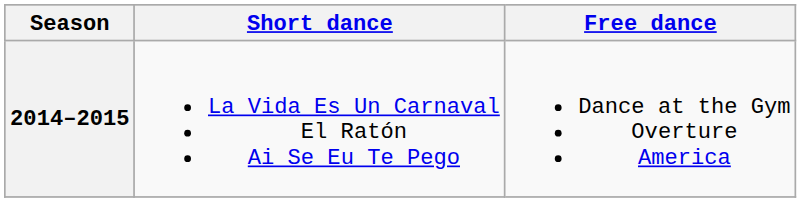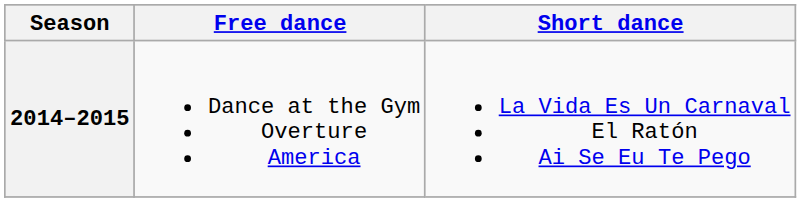columns swapped: (320, 23) <-> (650, 23)
